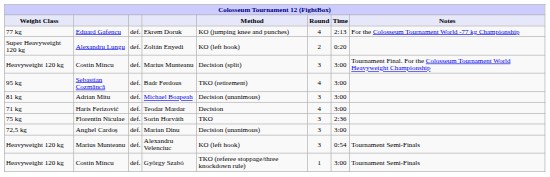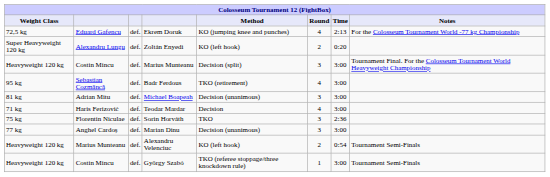(14, 32) 77 kg -> (16, 32) 72,5 kg
(16, 130) 72,5 kg -> (14, 130) 77 kg
(319, 144) 3 -> (319, 144) 2
